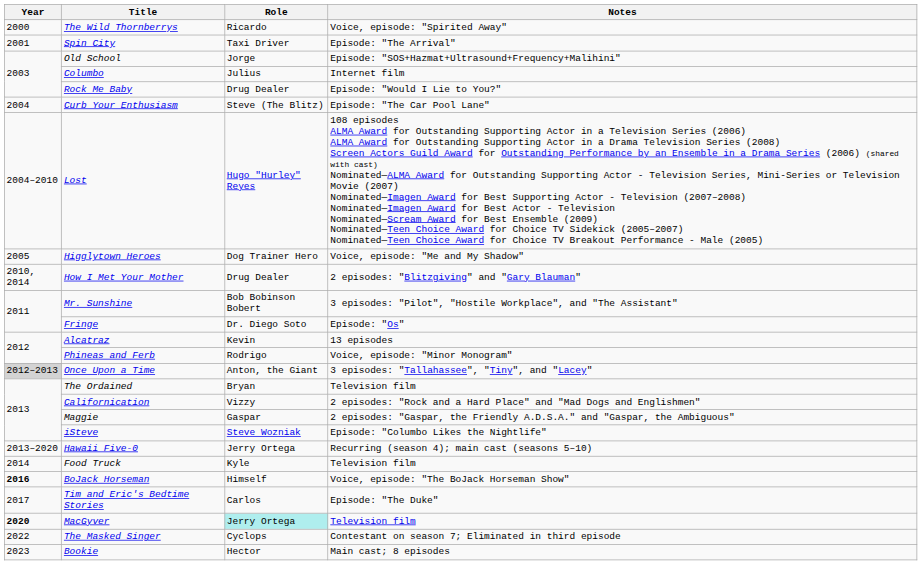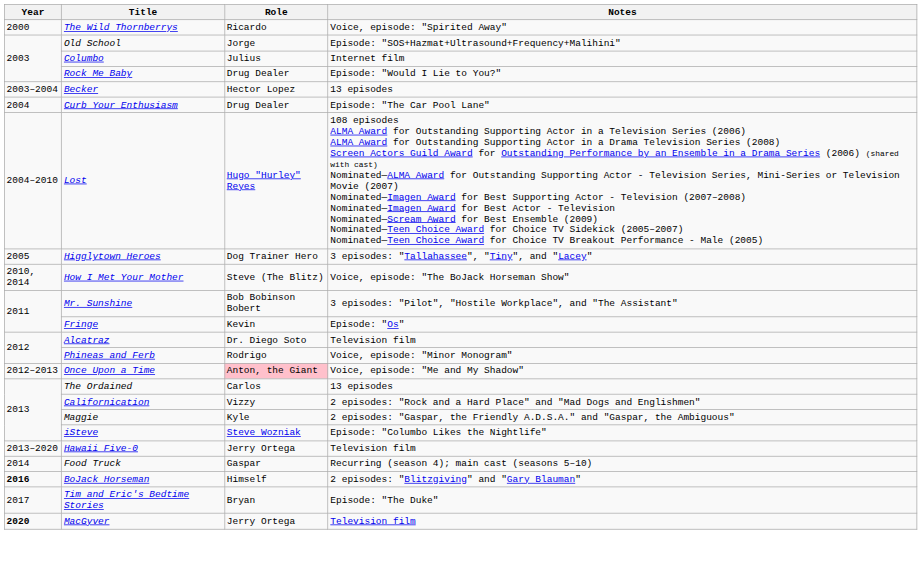- row: (90, 43)
+ row: (81, 89)
(275, 105) Steve (The Blitz) -> (258, 105) Drug Dealer
(427, 256) Voice, episode: "Me and My Shadow" -> (461, 256) 3 episodes: "Tallahassee", "Tiny", and "Lacey"
(258, 277) Drug Dealer -> (275, 277) Steve (The Blitz)
(456, 277) 2 episodes: "Blitzgiving" and "Gary Blauman" -> (450, 277) Voice, episode: "The BoJack Horseman Show"
(267, 325) Dr. Diego Soto -> (241, 325) Kevin
(241, 340) Kevin -> (267, 340) Dr. Diego Soto
(362, 340) 13 episodes -> (373, 340) Television film
(32, 371) lightgrey background -> (32, 371) no background
(272, 371) no background -> (272, 371) pink background
(461, 371) 3 episodes: "Tallahassee", "Tiny", and "Lacey" -> (427, 371) Voice, episode: "Me and My Shadow"
(241, 386) Bryan -> (244, 386) Carlos
(373, 386) Television film -> (362, 386) 13 episodes
(244, 417) Gaspar -> (238, 417) Kyle
(461, 448) Recurring (season 4); main cast (seasons 5–10) -> (373, 448) Television film
(238, 464) Kyle -> (244, 464) Gaspar
(373, 464) Television film -> (461, 464) Recurring (season 4); main cast (seasons 5–10)
(450, 479) Voice, episode: "The BoJack Horseman Show" -> (456, 479) 2 episodes: "Blitzgiving" and "Gary Blauman"
(244, 500) Carlos -> (241, 500) Bryan
(261, 521) paleturquoise background -> (261, 521) no background
- row: (112, 537)
- row: (81, 552)
